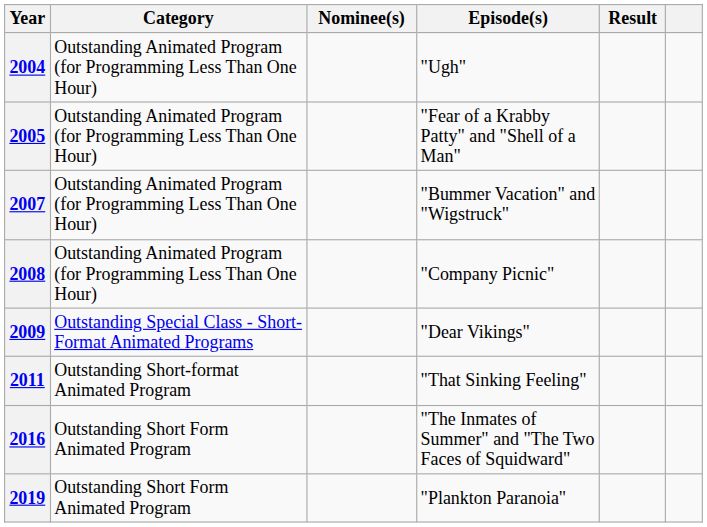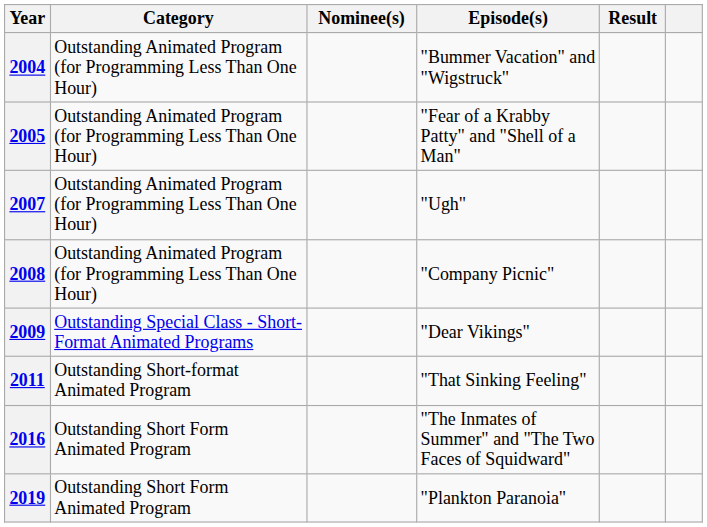(443, 67) "Ugh" -> (508, 67) "Bummer Vacation" and "Wigstruck"
(508, 204) "Bummer Vacation" and "Wigstruck" -> (443, 204) "Ugh"
